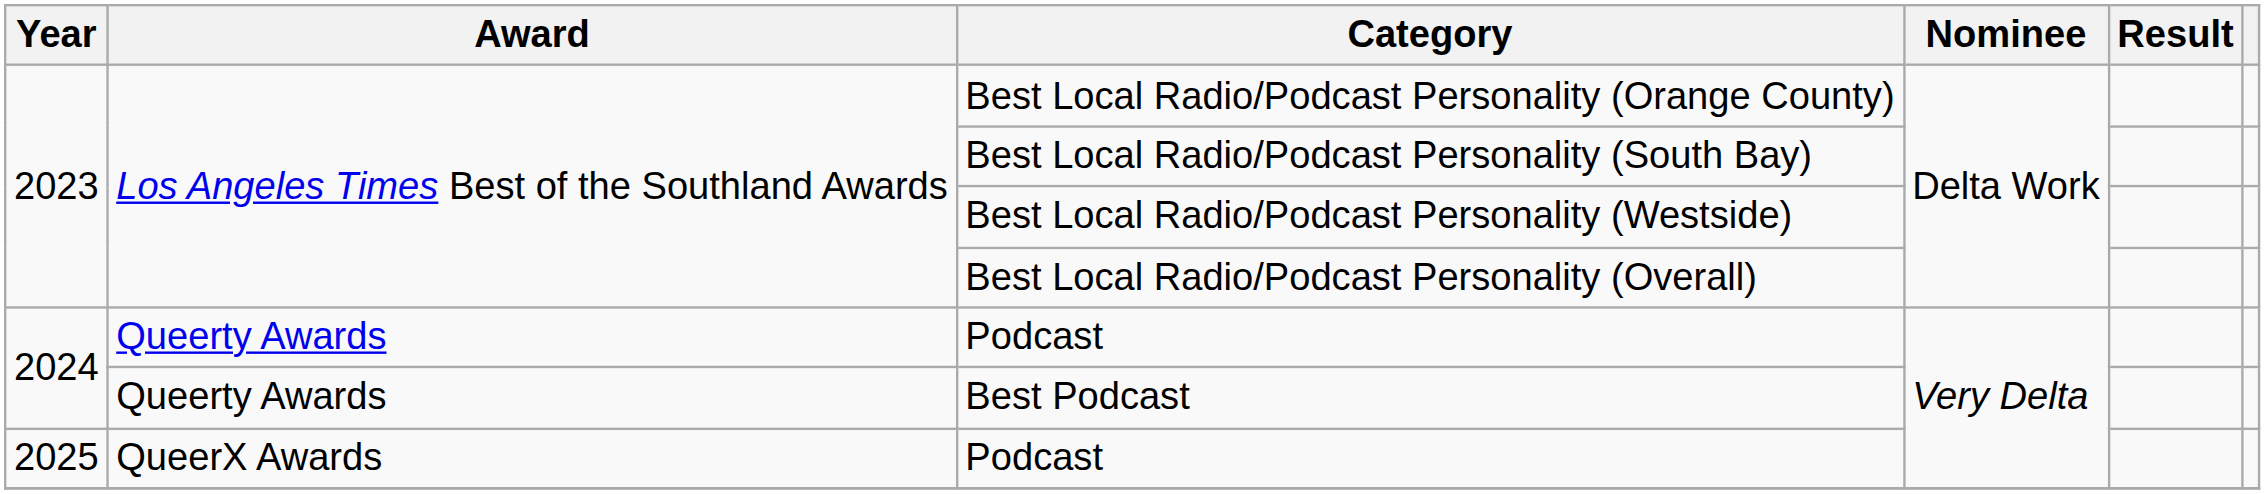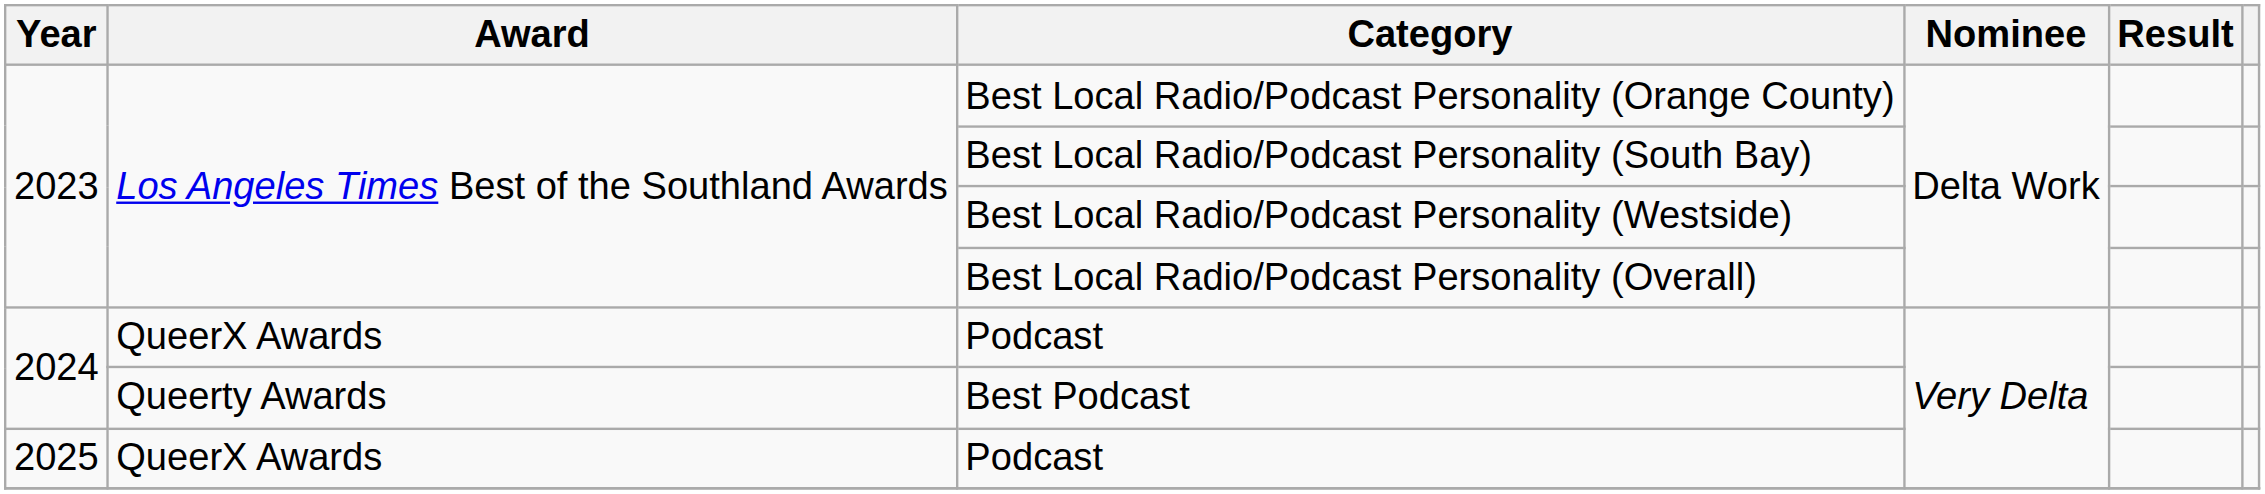(251, 336) Queerty Awards -> (249, 336) QueerX Awards
